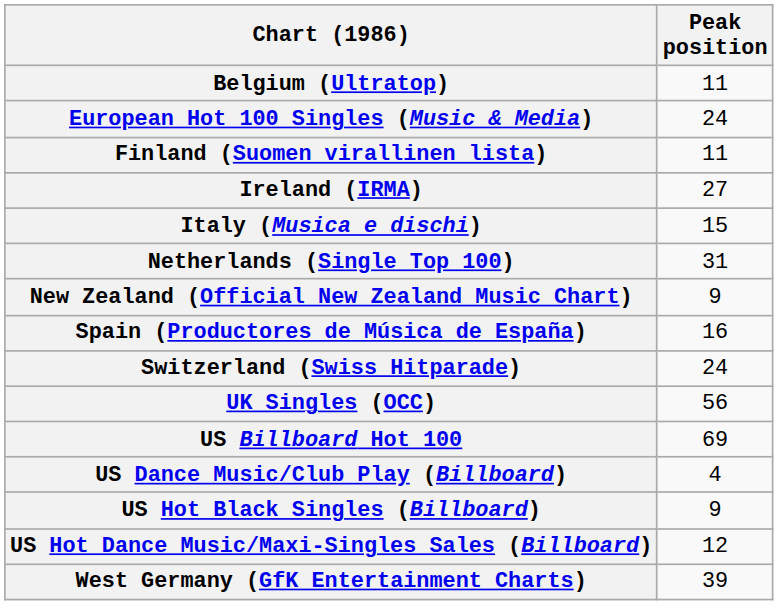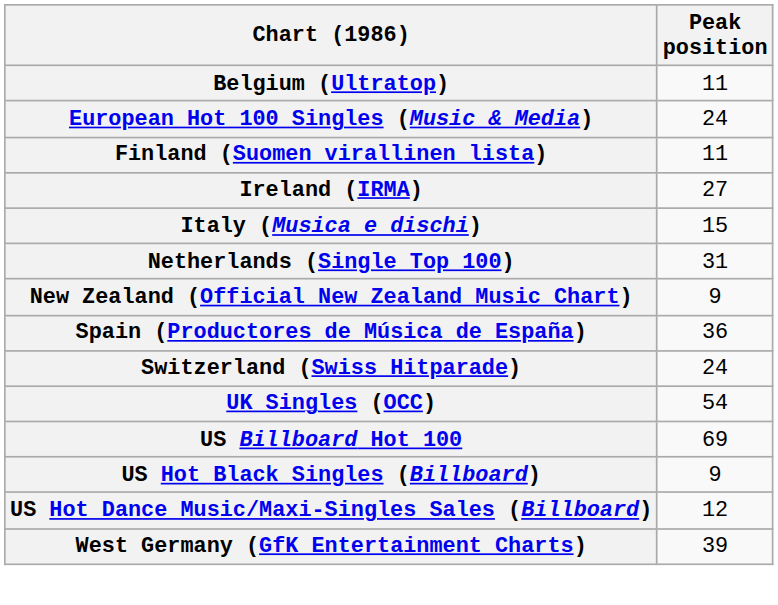(715, 333) 16 -> (715, 333) 36
(715, 404) 56 -> (715, 404) 54
- row: (331, 475)
